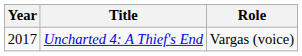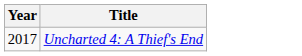- column: (252, 16)
